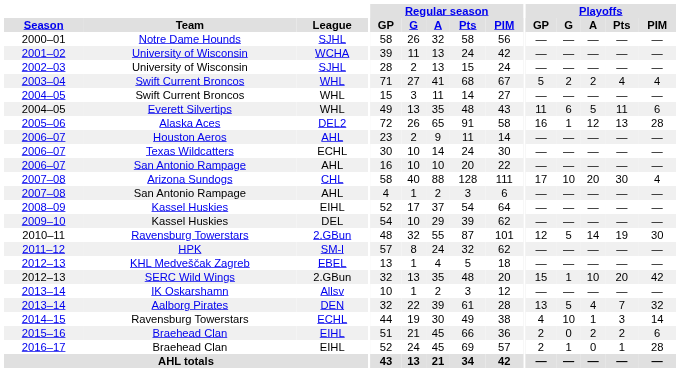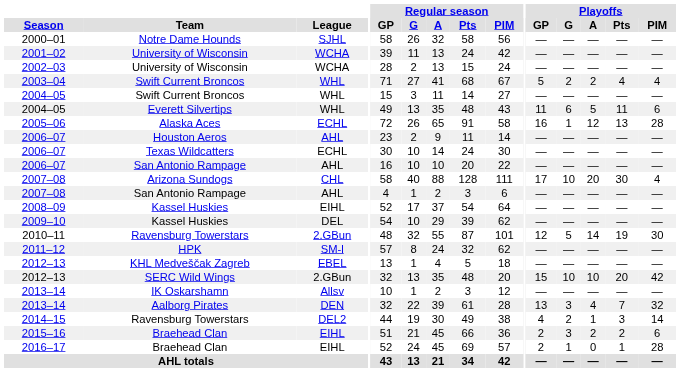(332, 67) SJHL -> (332, 67) WCHA
(332, 123) DEL2 -> (332, 123) ECHL
(569, 277) 1 -> (569, 277) 10
(569, 305) 5 -> (569, 305) 3
(332, 319) ECHL -> (332, 319) DEL2
(569, 319) 10 -> (569, 319) 2
(569, 333) 0 -> (569, 333) 3
